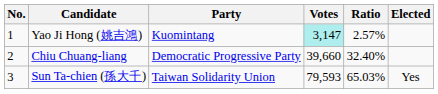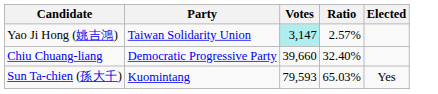- column: (16, 14)
(183, 35) Kuomintang -> (189, 35) Taiwan Solidarity Union
(213, 77) Taiwan Solidarity Union -> (159, 77) Kuomintang
